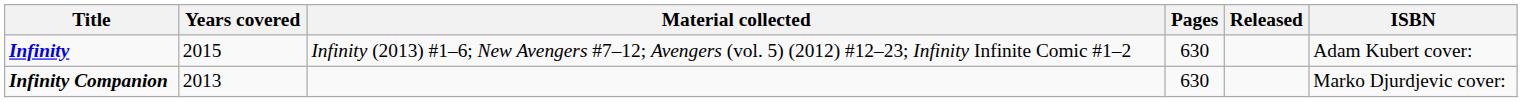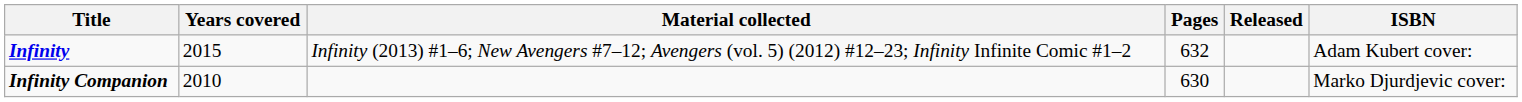(1195, 50) 630 -> (1195, 50) 632
(202, 81) 2013 -> (202, 81) 2010
